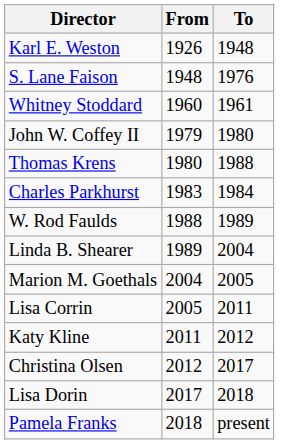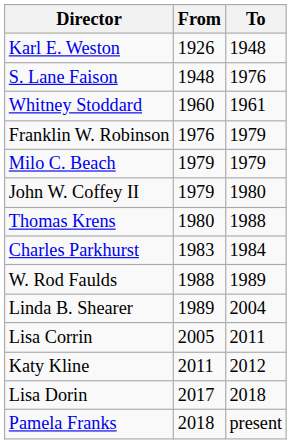+ row: (89, 134)
+ row: (62, 163)
- row: (83, 279)
- row: (66, 366)
